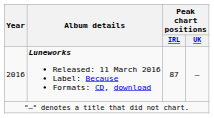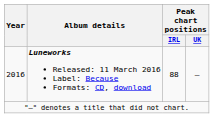(174, 74) 87 -> (174, 74) 88
